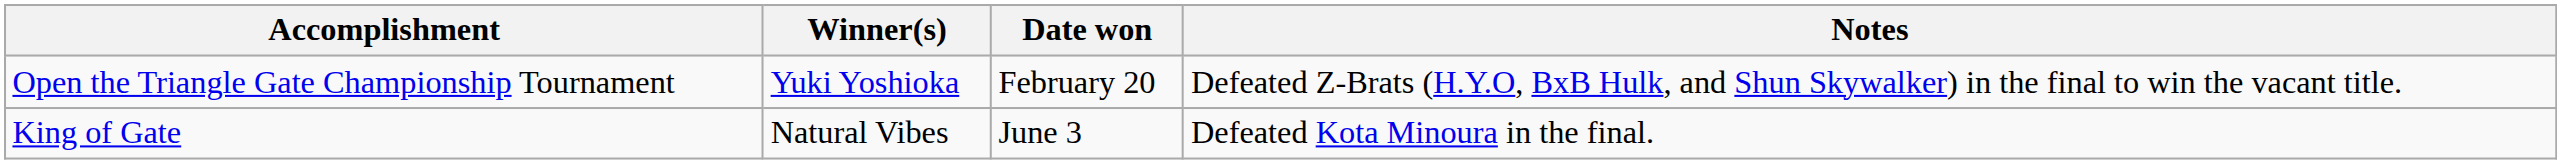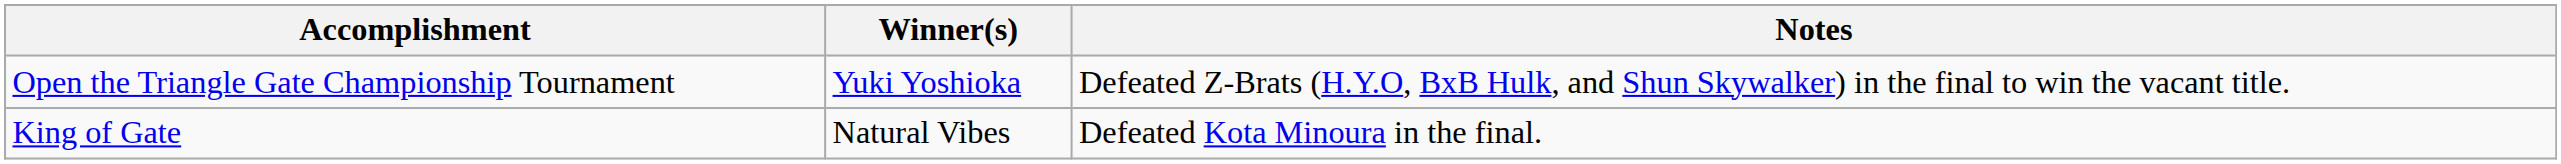- column: (1087, 30)
